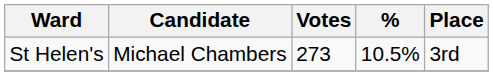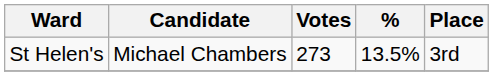(390, 53) 10.5% -> (390, 53) 13.5%
